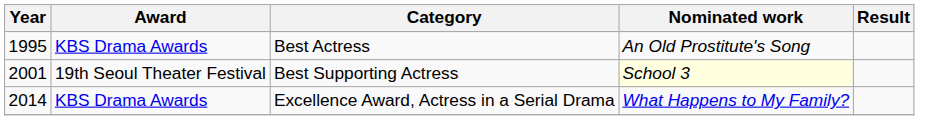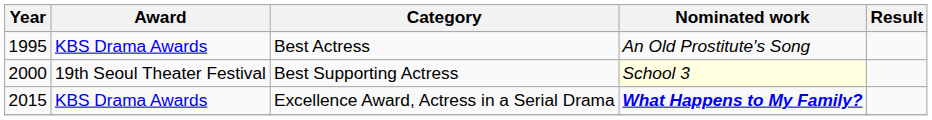(28, 73) 2001 -> (28, 73) 2000
(28, 100) 2014 -> (28, 100) 2015
(736, 100) normal -> (743, 100) bold
